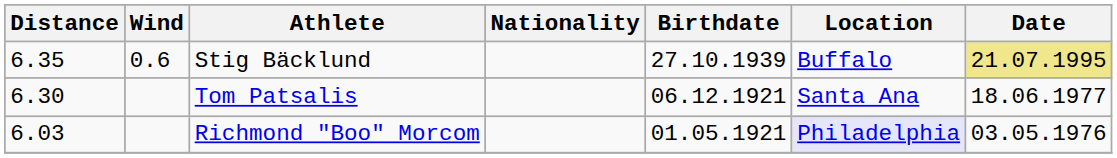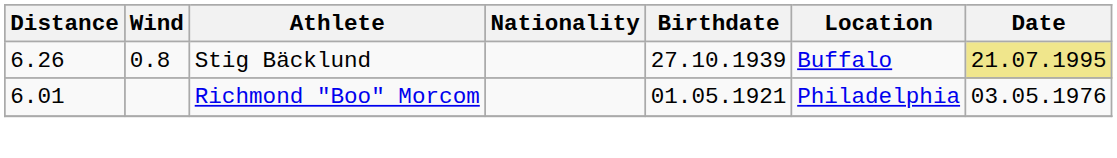(37, 60) 6.35 -> (37, 60) 6.26
(150, 60) 0.6 -> (150, 60) 0.8
- row: (276, 97)
(37, 134) 6.03 -> (37, 97) 6.01
(879, 134) lavender background -> (879, 97) no background
